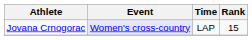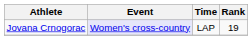(233, 28) 15 -> (233, 28) 19
